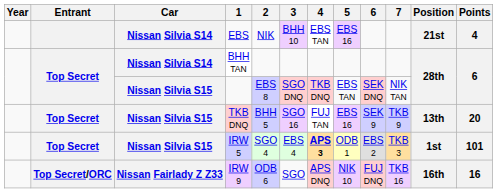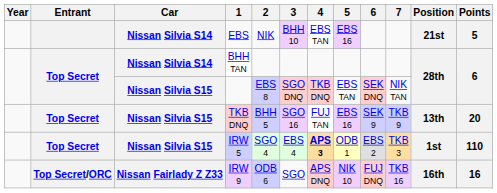(475, 35) 4 -> (475, 35) 5
(475, 147) 101 -> (475, 147) 110
